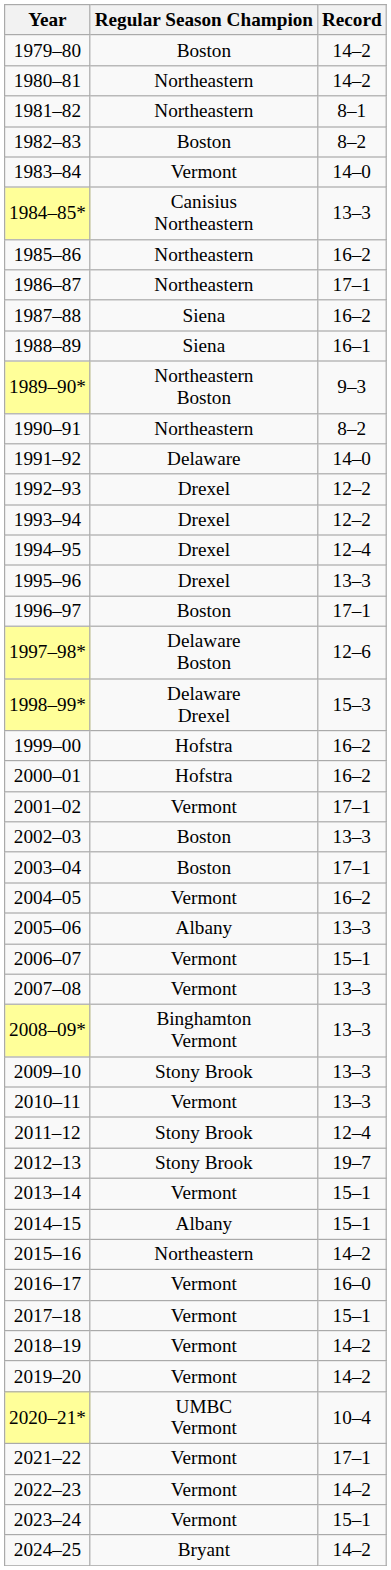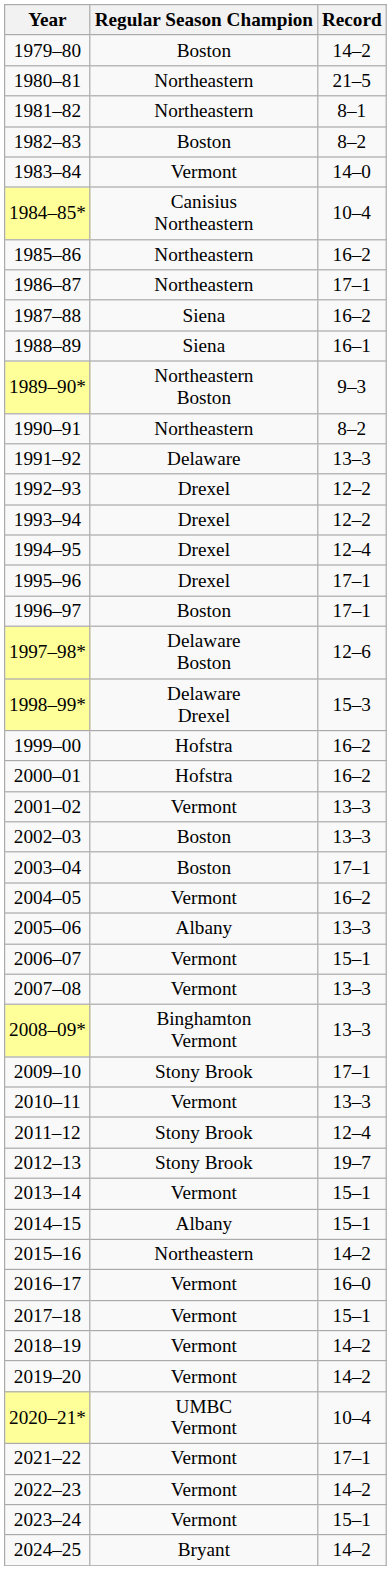(352, 80) 14–2 -> (352, 80) 21–5
(352, 213) 13–3 -> (352, 213) 10–4
(352, 458) 14–0 -> (352, 458) 13–3
(352, 580) 13–3 -> (352, 580) 17–1
(352, 806) 17–1 -> (352, 806) 13–3
(352, 1071) 13–3 -> (352, 1071) 17–1
